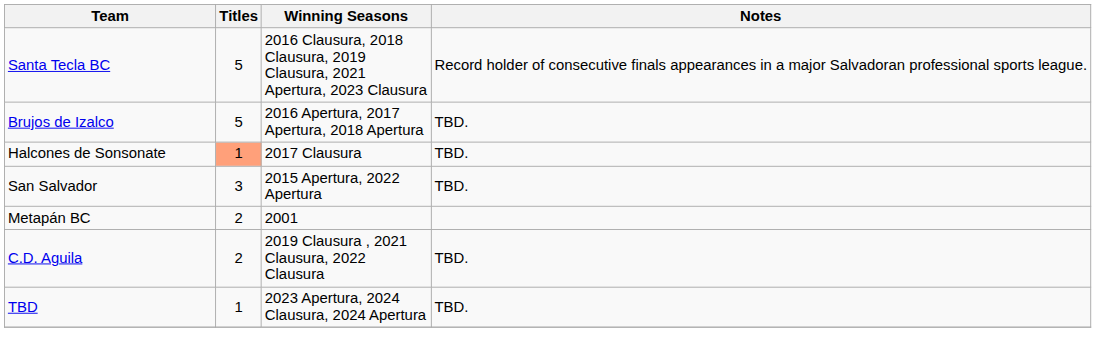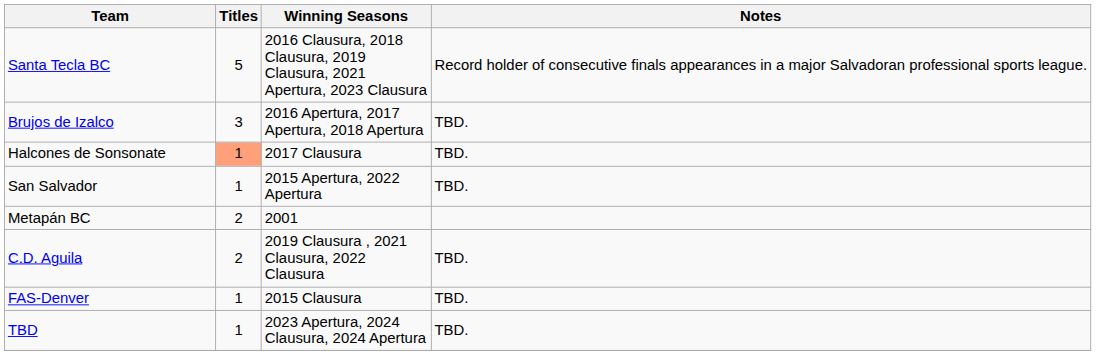(239, 122) 5 -> (239, 122) 3
(239, 186) 3 -> (239, 186) 1
+ row: (48, 298)
